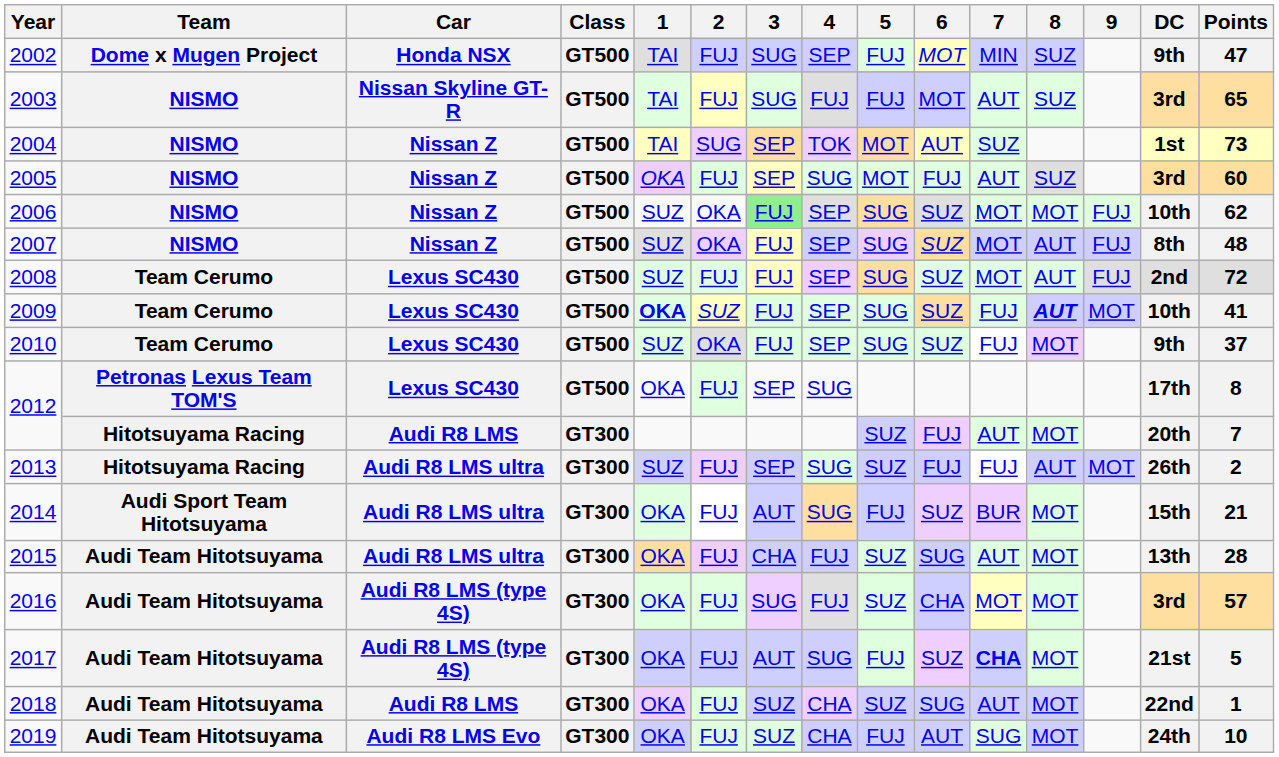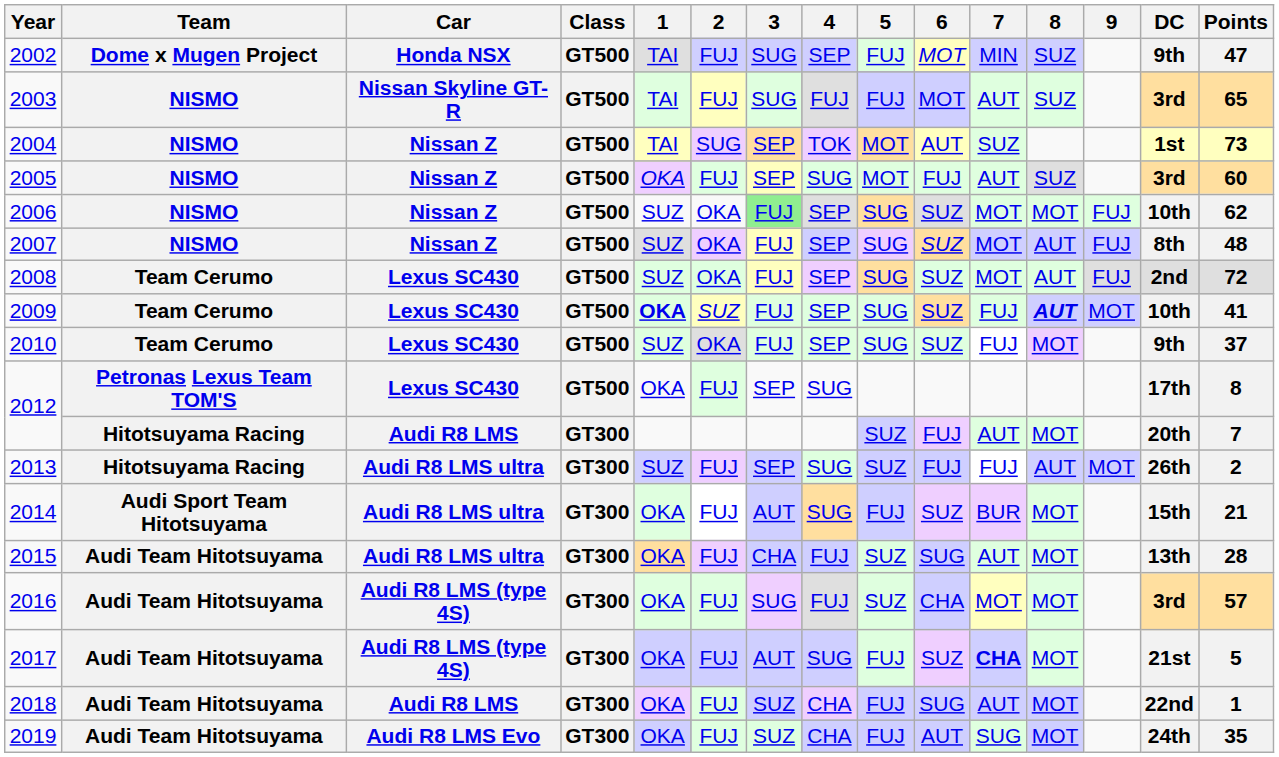(719, 278) FUJ -> (719, 278) OKA
(885, 703) SUZ -> (885, 703) FUJ
(1236, 736) 10 -> (1236, 736) 35
